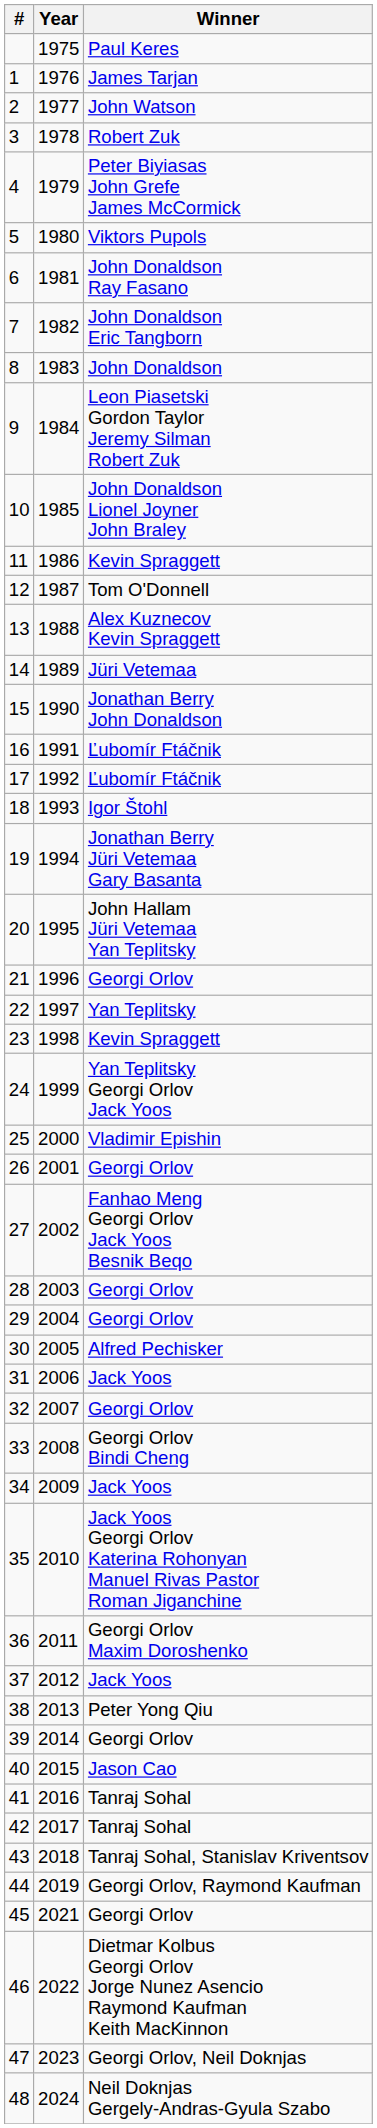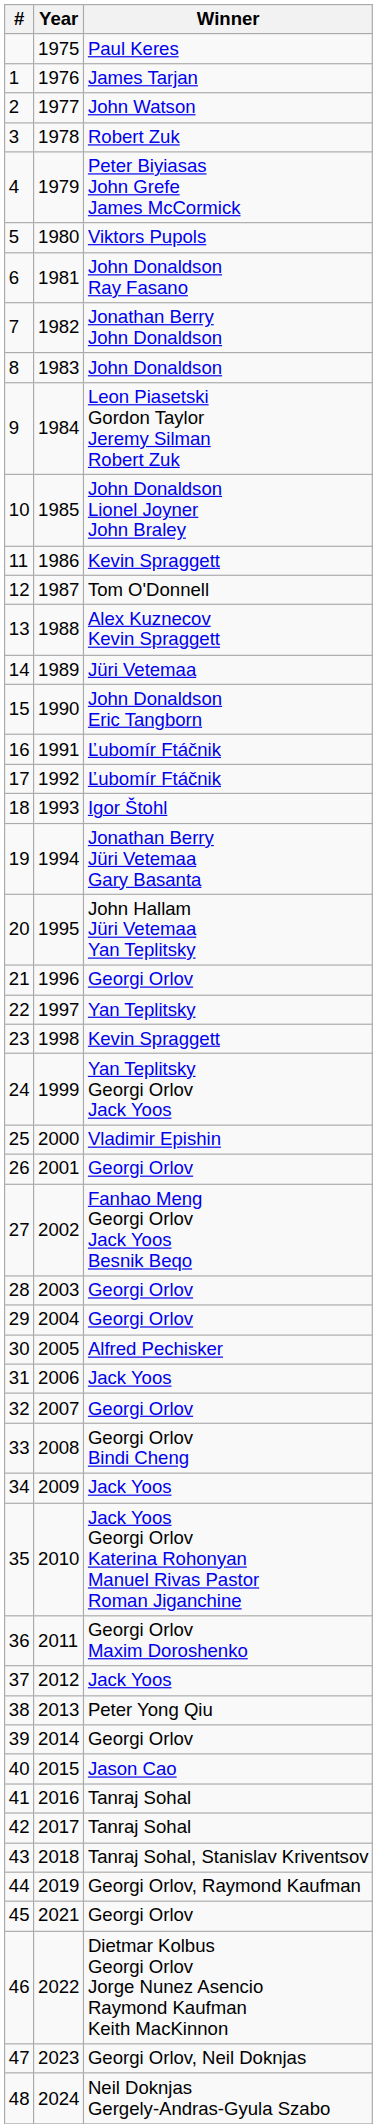(155, 327) John Donaldson Eric Tangborn -> (155, 327) Jonathan Berry John Donaldson
(155, 709) Jonathan Berry John Donaldson -> (155, 709) John Donaldson Eric Tangborn
